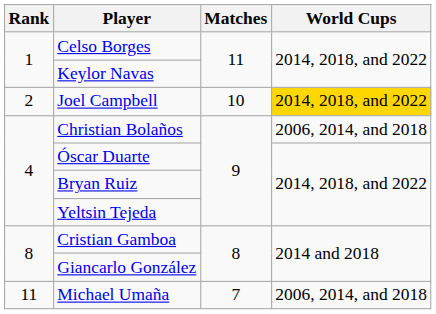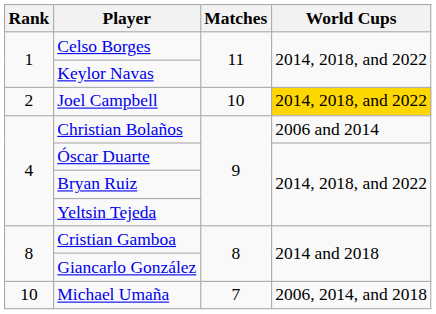(351, 128) 2006, 2014, and 2018 -> (327, 128) 2006 and 2014
(29, 294) 11 -> (29, 294) 10
